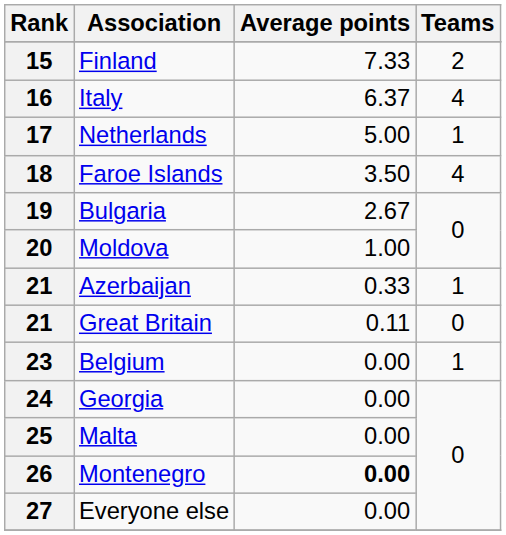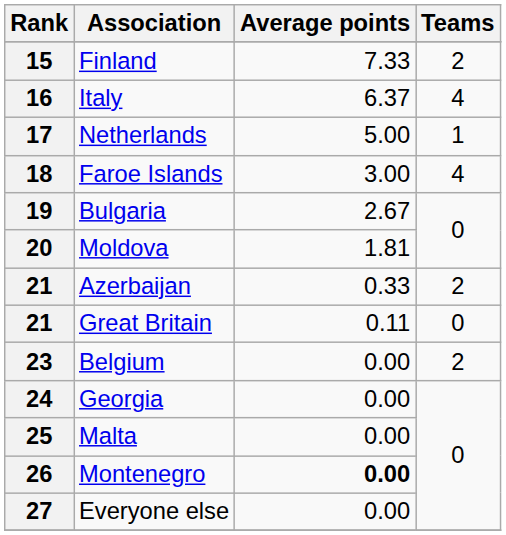(387, 173) 3.50 -> (387, 173) 3.00
(387, 248) 1.00 -> (387, 248) 1.81
(458, 286) 1 -> (458, 286) 2
(458, 361) 1 -> (458, 361) 2
